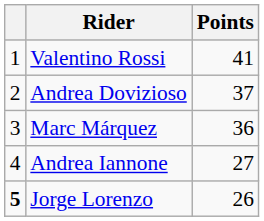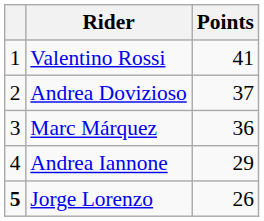(243, 163) 27 -> (243, 163) 29
